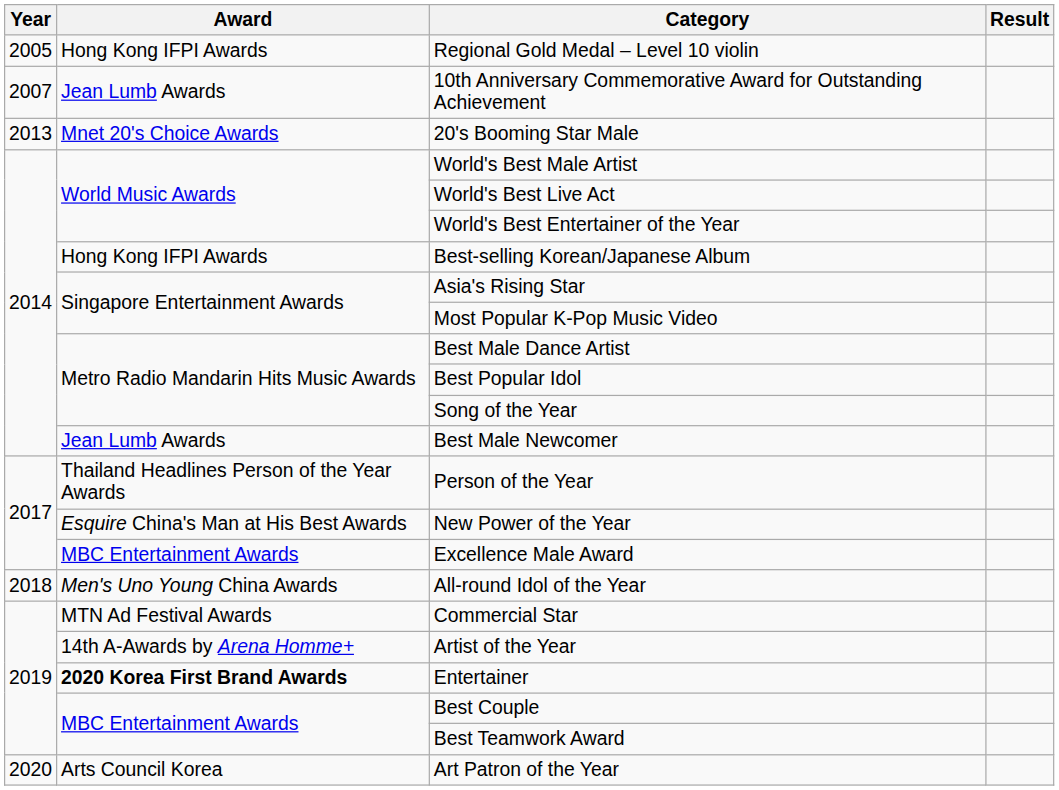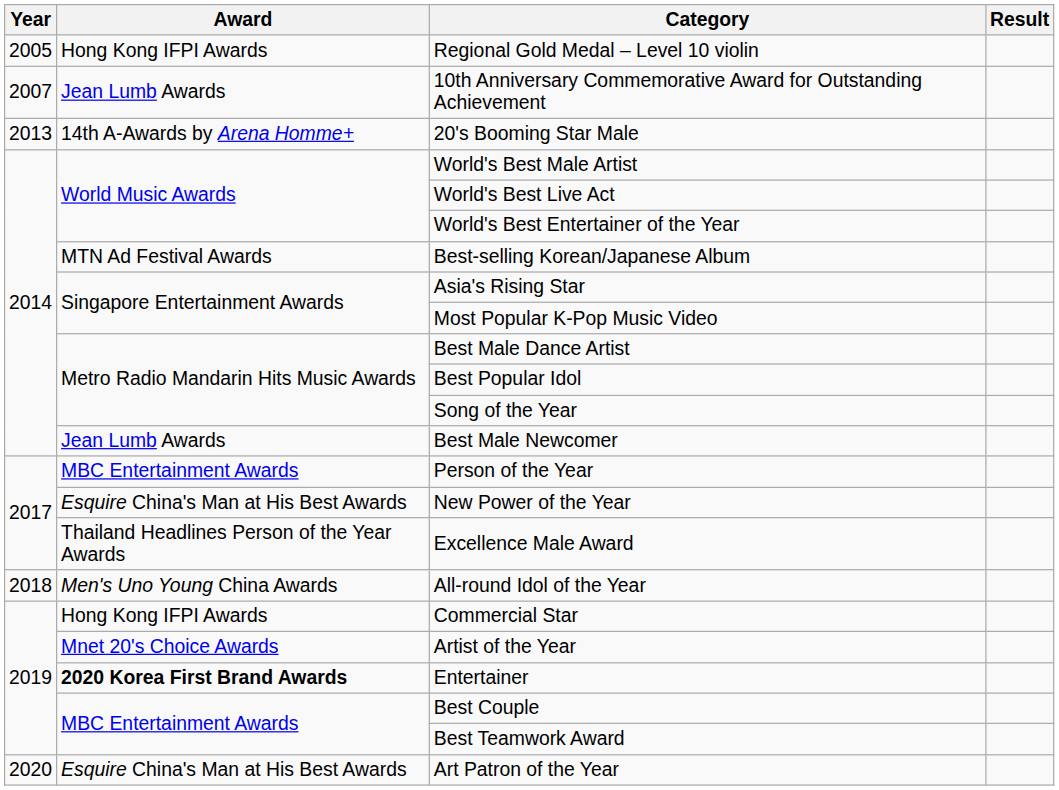(170, 133) Mnet 20's Choice Awards -> (208, 133) 14th A-Awards by Arena Homme+
(164, 256) Hong Kong IFPI Awards -> (166, 256) MTN Ad Festival Awards
(226, 482) Thailand Headlines Person of the Year Awards -> (180, 471) MBC Entertainment Awards
(180, 554) MBC Entertainment Awards -> (226, 543) Thailand Headlines Person of the Year Awards
(166, 616) MTN Ad Festival Awards -> (164, 616) Hong Kong IFPI Awards
(208, 646) 14th A-Awards by Arena Homme+ -> (170, 646) Mnet 20's Choice Awards
(142, 769) Arts Council Korea -> (234, 769) Esquire China's Man at His Best Awards
